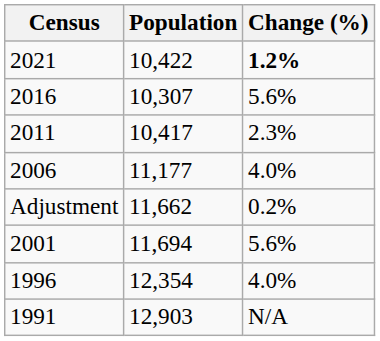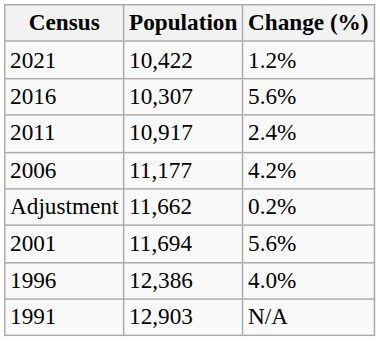(274, 59) bold -> (272, 59) normal
(161, 133) 10,417 -> (161, 133) 10,917
(272, 133) 2.3% -> (272, 133) 2.4%
(272, 170) 4.0% -> (272, 170) 4.2%
(161, 280) 12,354 -> (161, 280) 12,386
